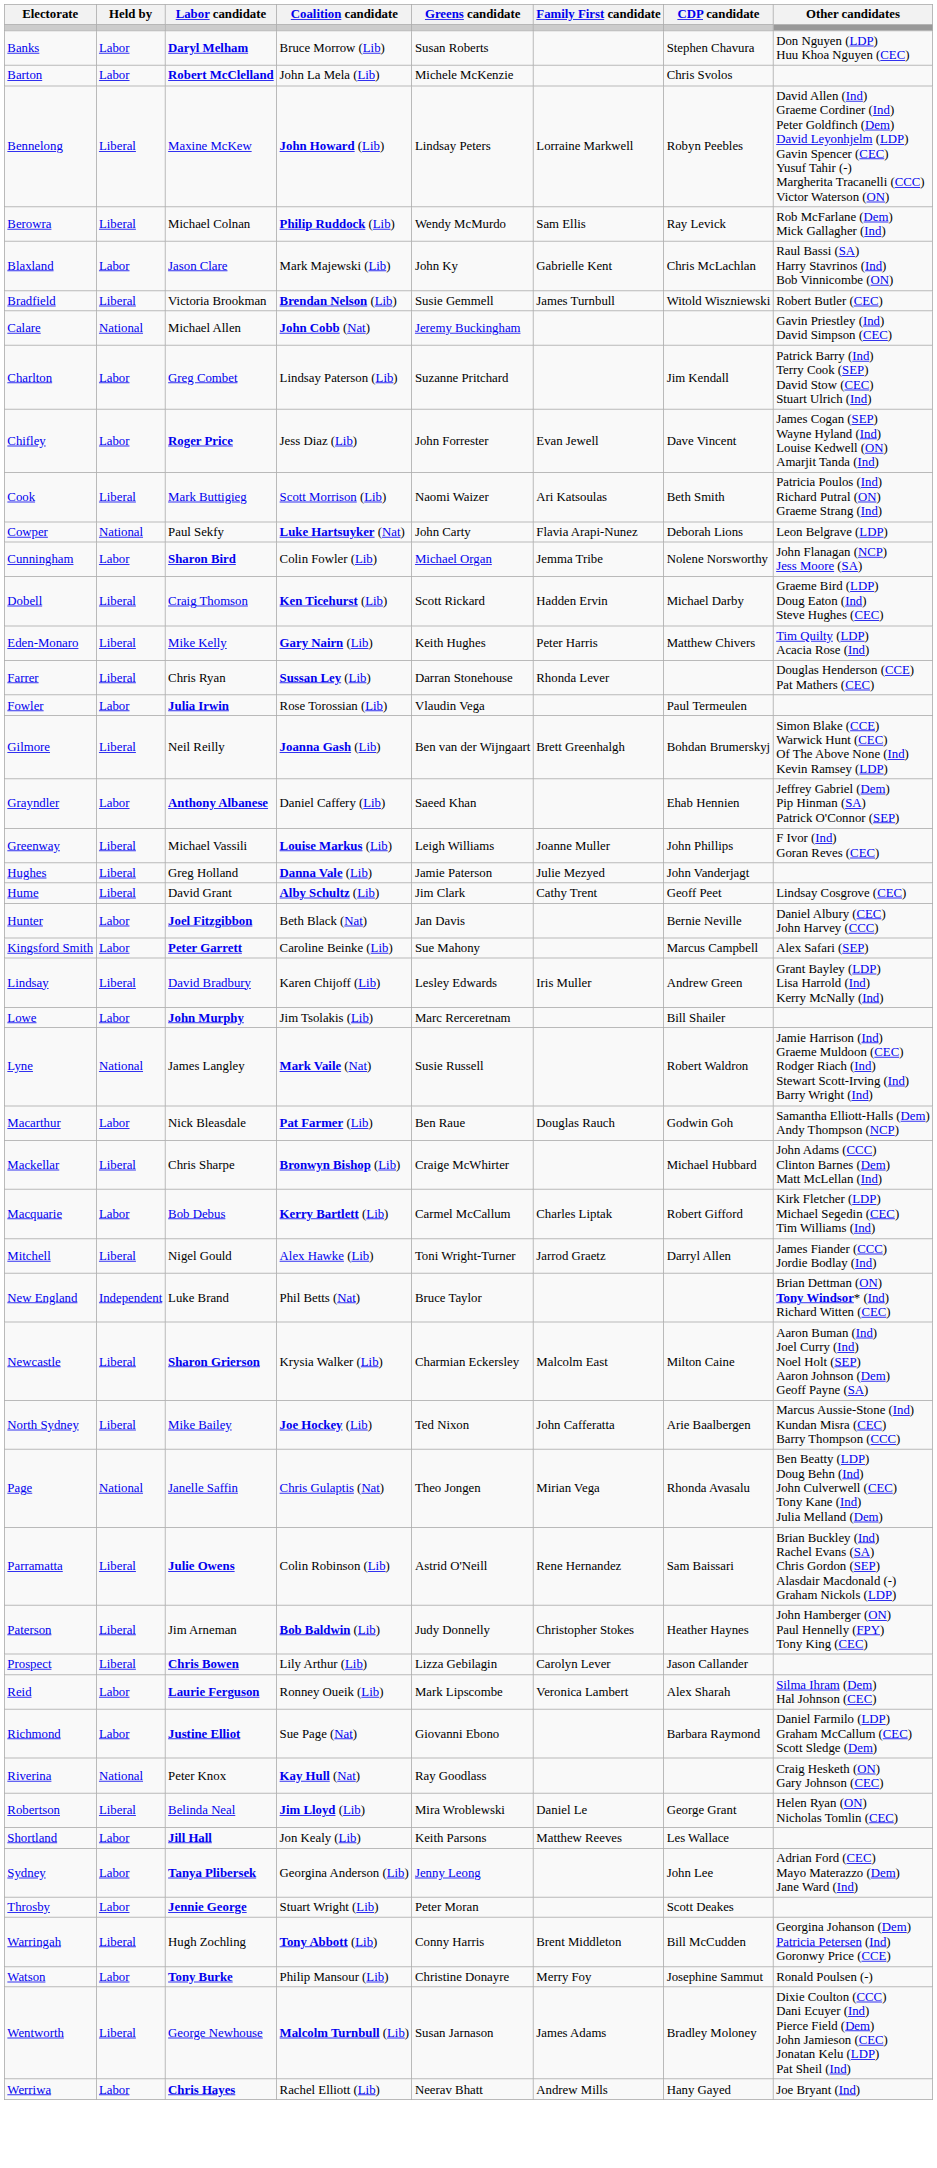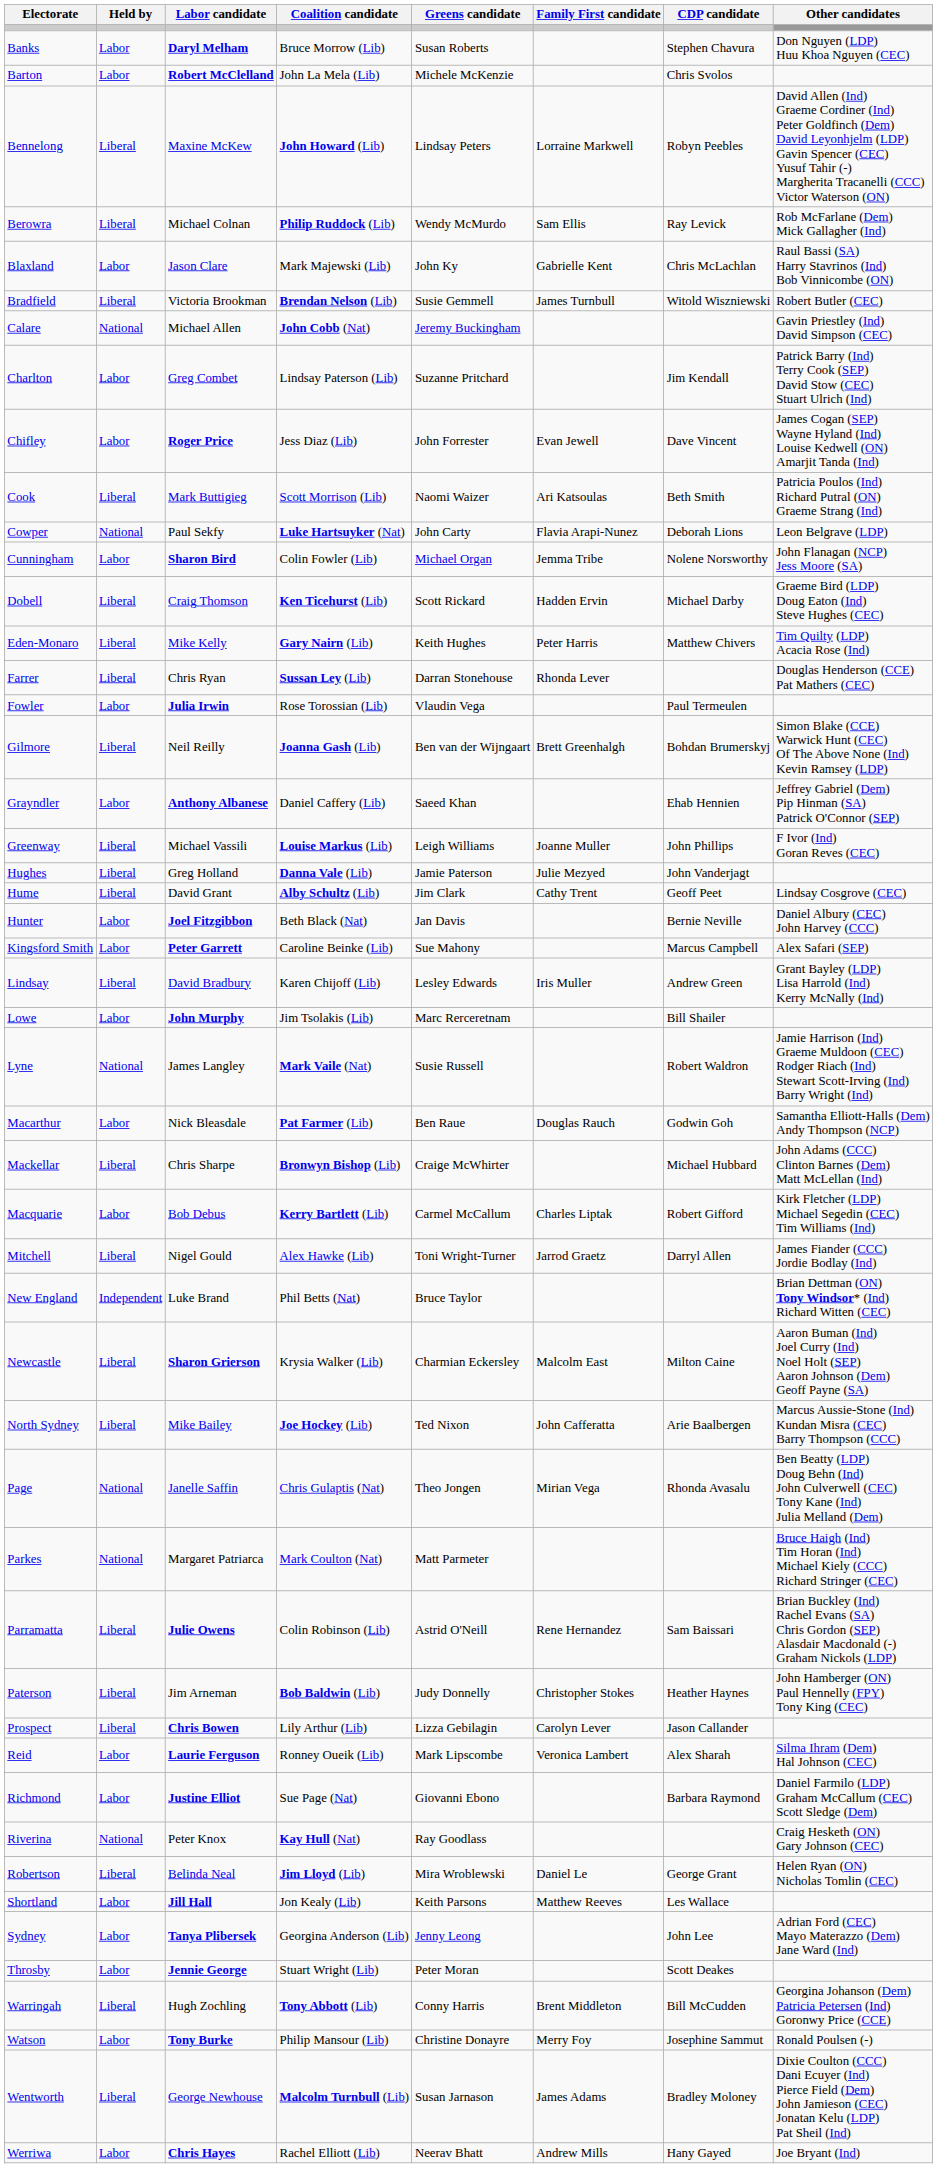+ row: (24, 1559)
